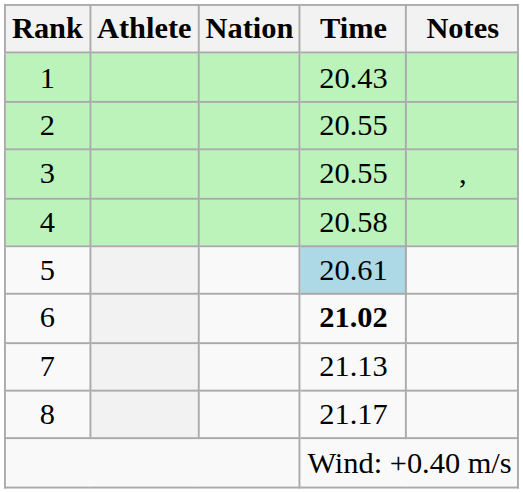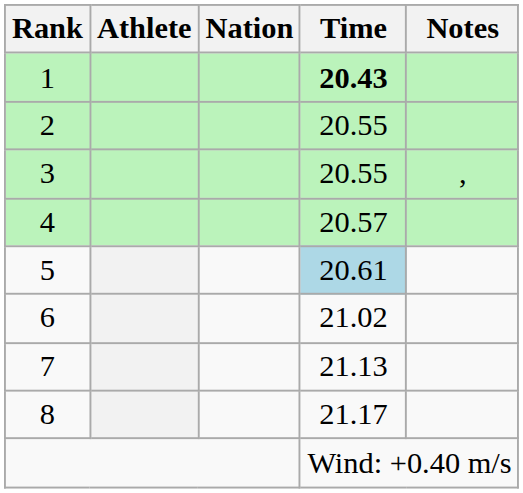(354, 76) normal -> (354, 76) bold
(354, 221) 20.58 -> (354, 221) 20.57
(354, 317) bold -> (354, 317) normal
